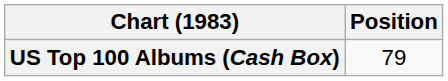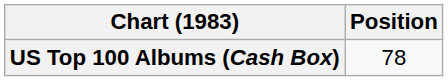(394, 57) 79 -> (394, 57) 78
